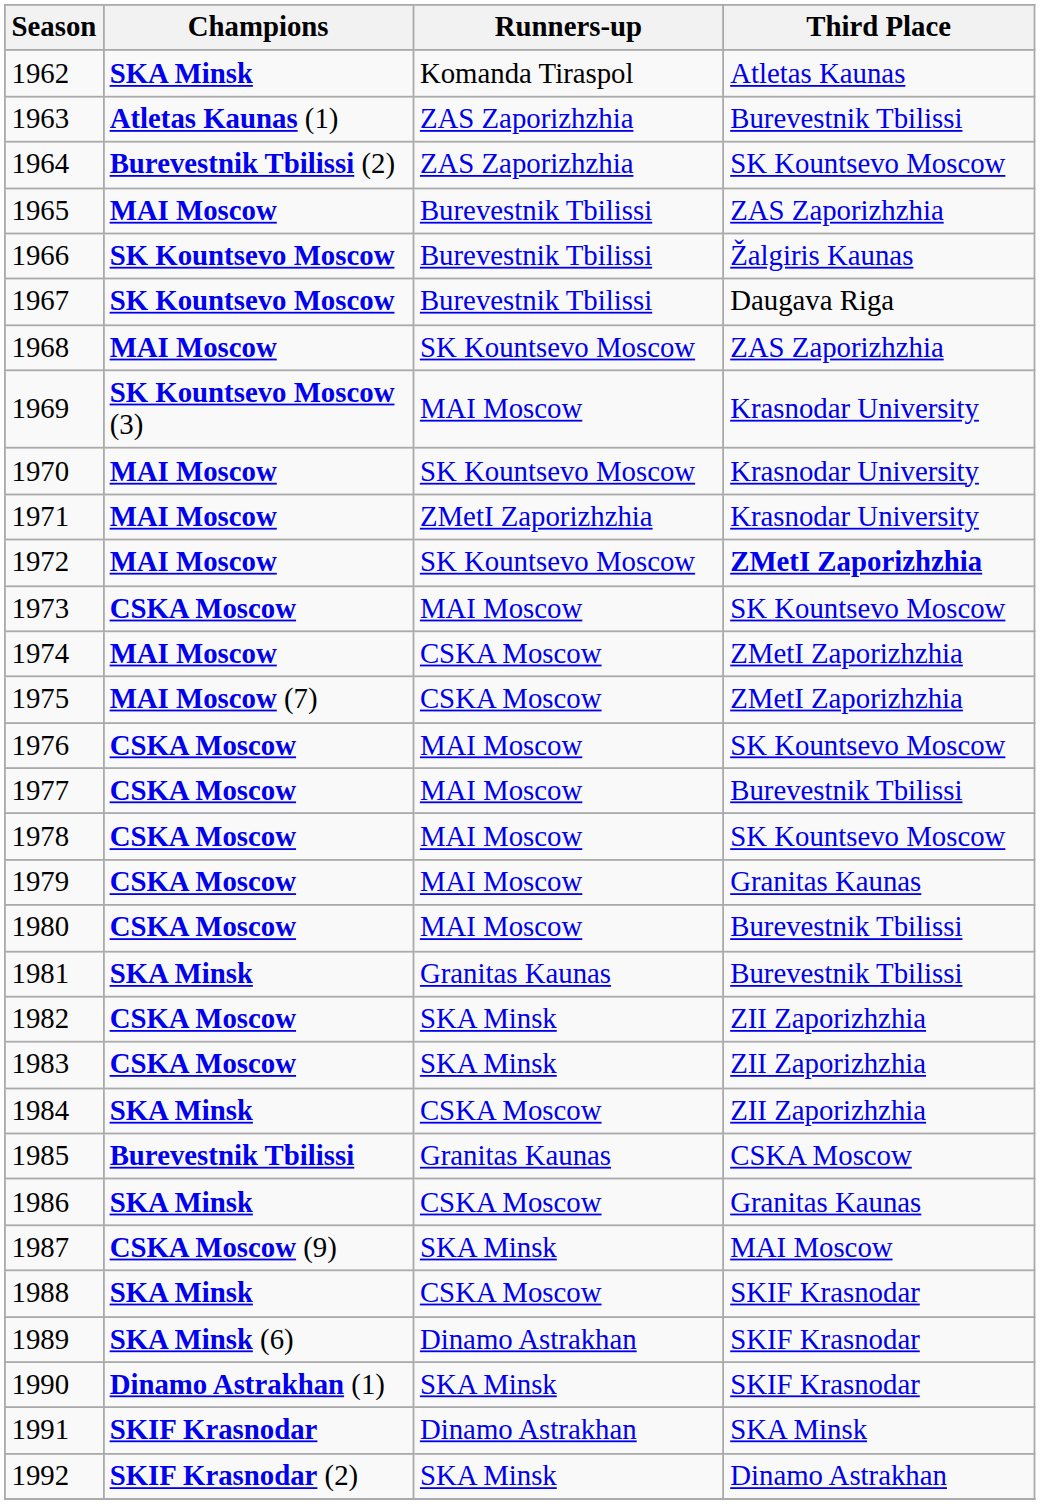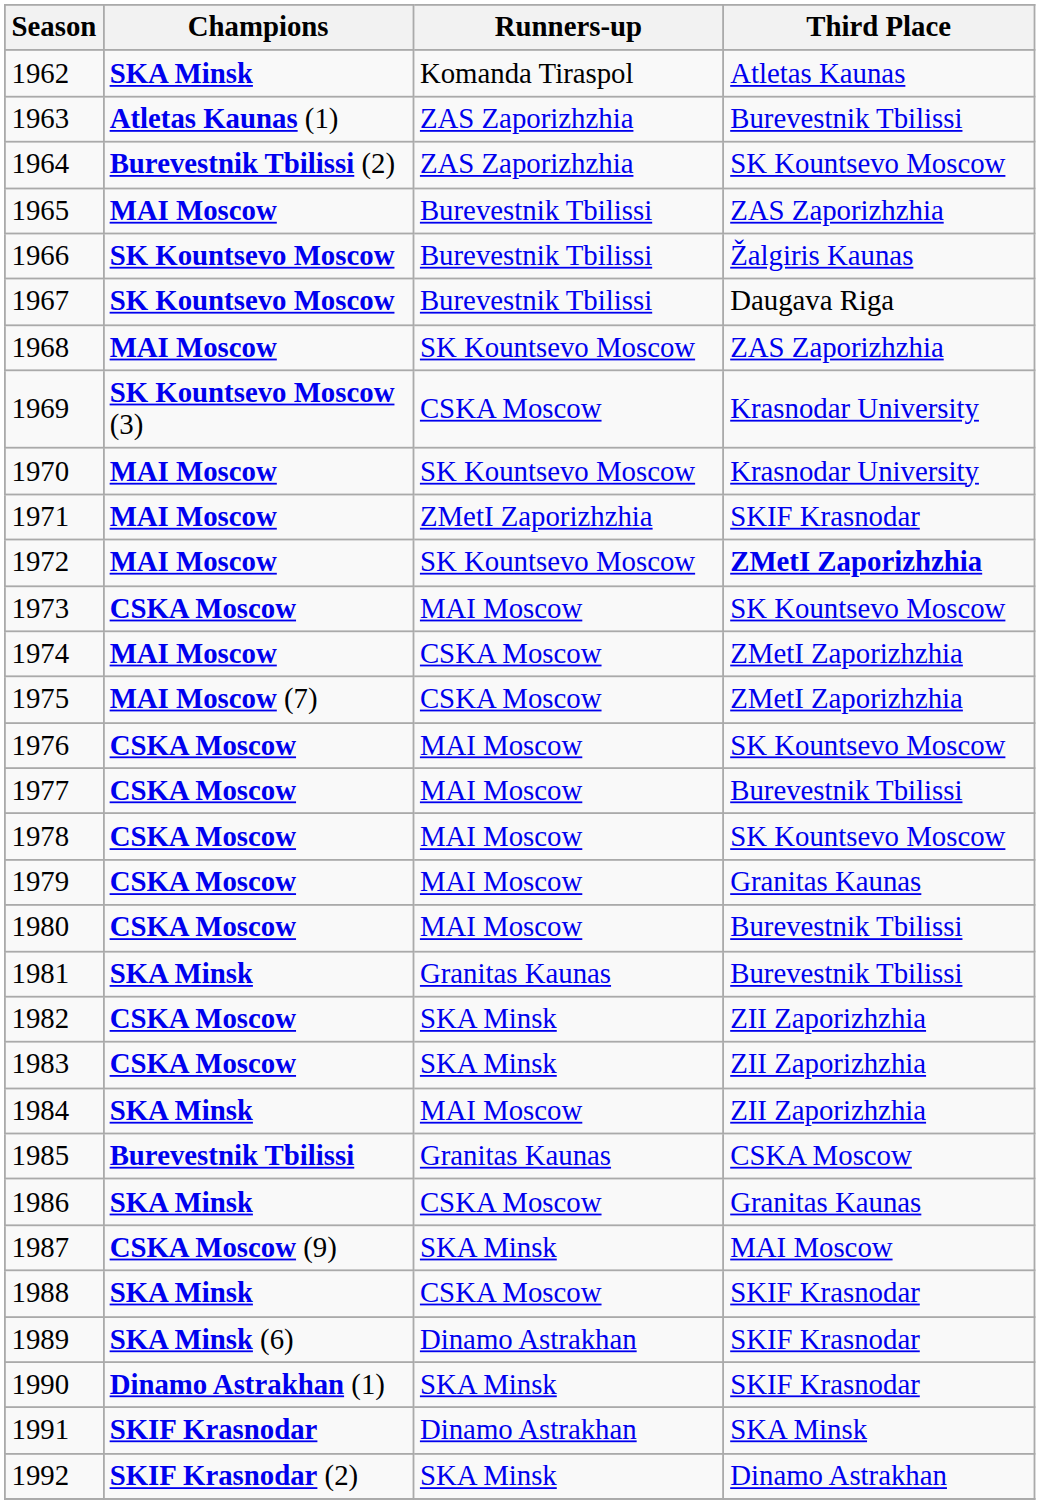(501, 408) MAI Moscow -> (511, 408) CSKA Moscow
(855, 516) Krasnodar University -> (825, 516) SKIF Krasnodar
(511, 1110) CSKA Moscow -> (501, 1110) MAI Moscow
